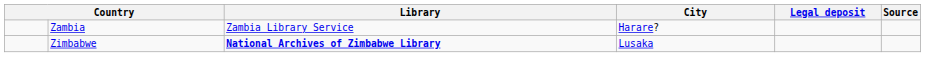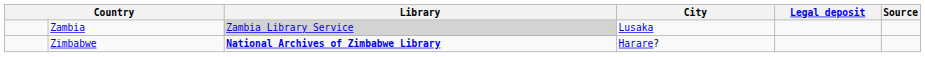(290, 28) no background -> (290, 28) lightgrey background
(639, 28) Harare? -> (636, 28) Lusaka
(636, 44) Lusaka -> (639, 44) Harare?
